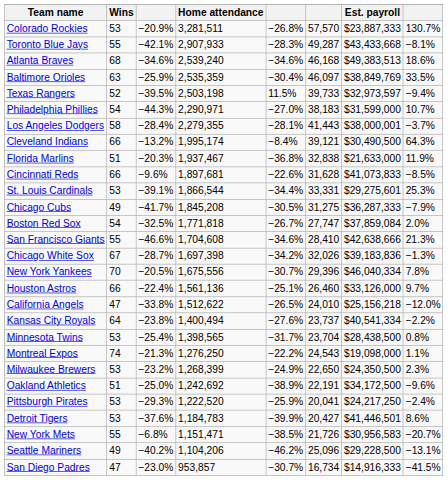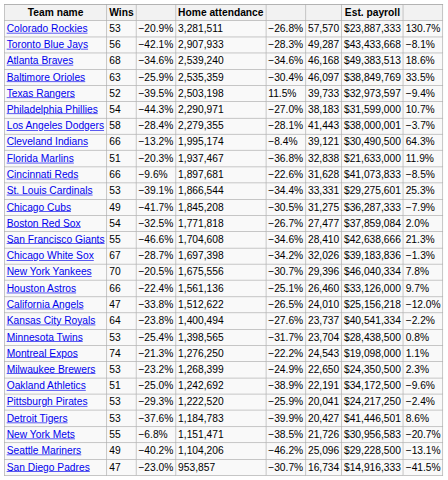(115, 45) 55 -> (115, 45) 56
(324, 223) 27,747 -> (324, 223) 27,477
